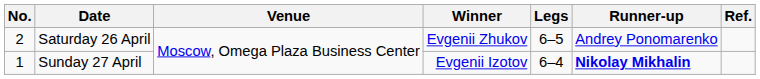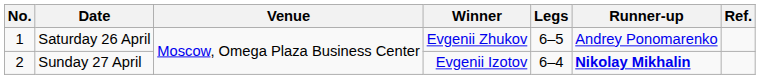(20, 39) 2 -> (20, 39) 1
(20, 62) 1 -> (20, 62) 2
